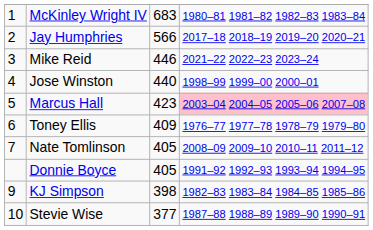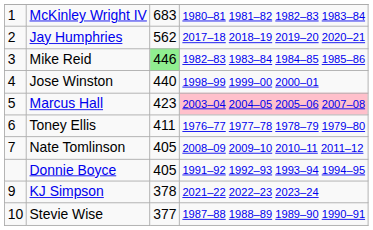(165, 37) 566 -> (165, 37) 562
(165, 59) no background -> (165, 59) lightgreen background
(251, 60) 2021–22 2022–23 2023–24 -> (274, 60) 1982–83 1983–84 1984–85 1985–86
(165, 125) 409 -> (164, 125) 411
(165, 192) 398 -> (165, 192) 378
(274, 192) 1982–83 1983–84 1984–85 1985–86 -> (251, 192) 2021–22 2022–23 2023–24
